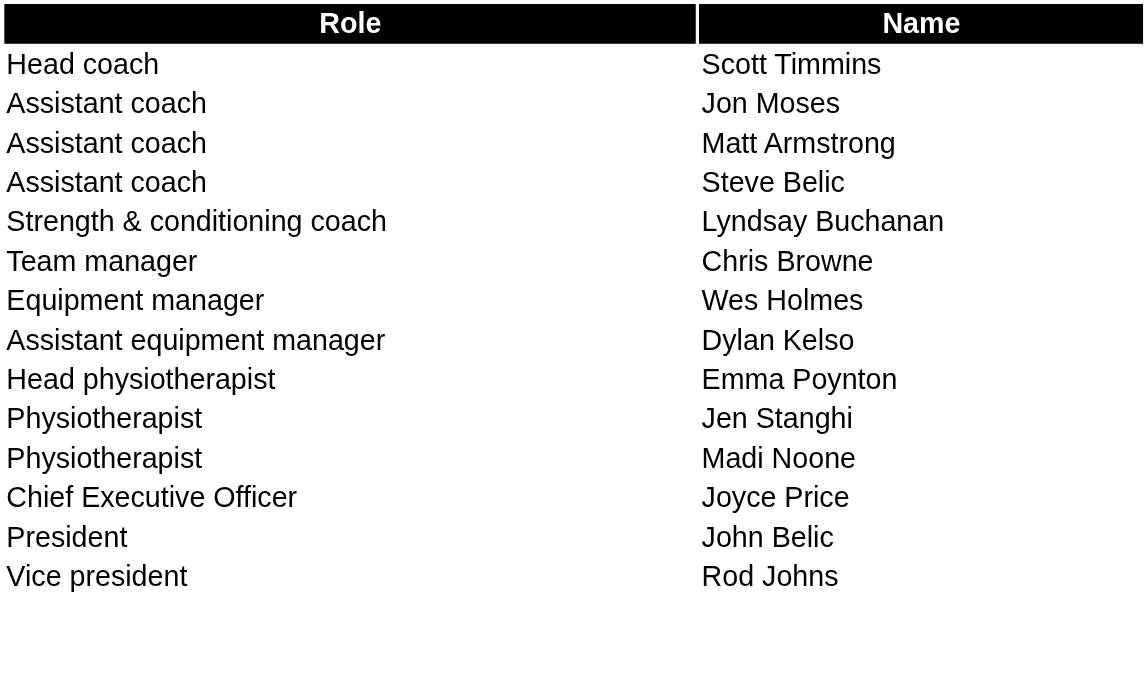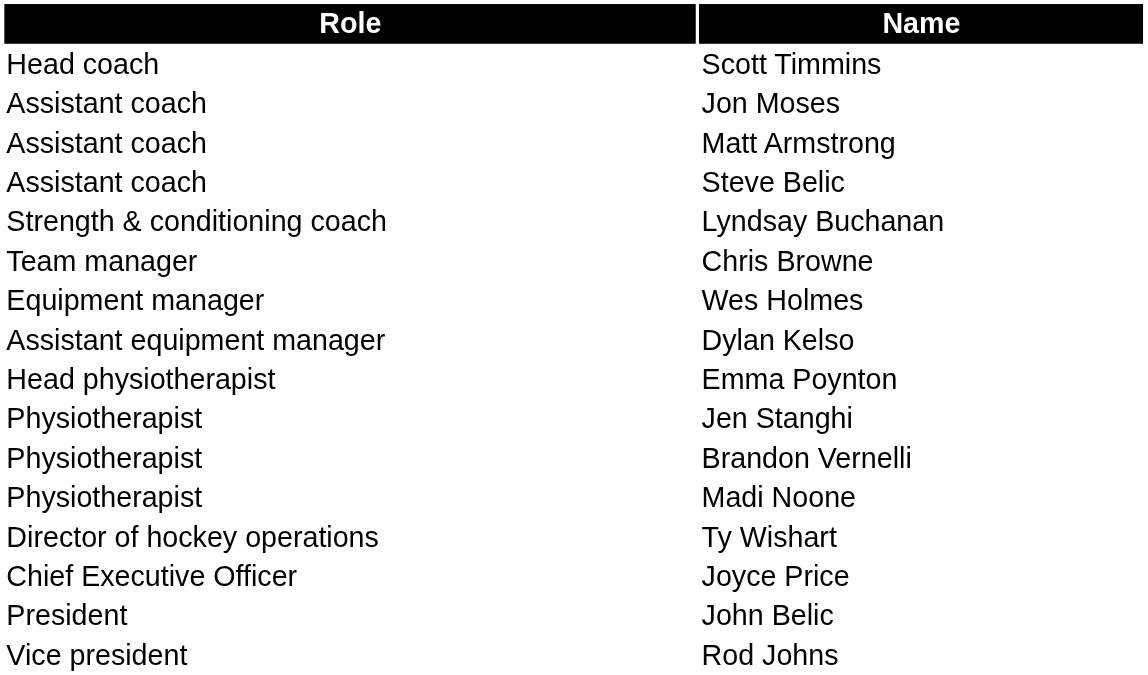+ row: (807, 458)
+ row: (769, 537)
